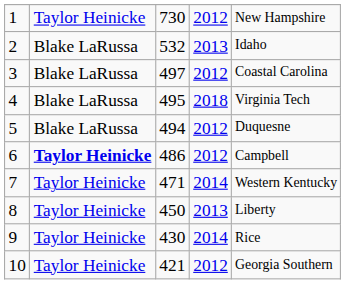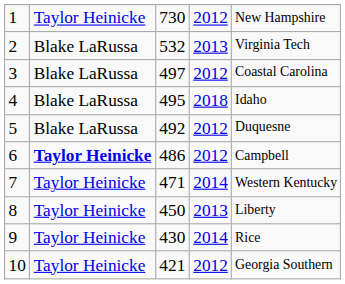(251, 45) Idaho -> (272, 45) Virginia Tech
(272, 100) Virginia Tech -> (251, 100) Idaho
(172, 127) 494 -> (172, 127) 492
